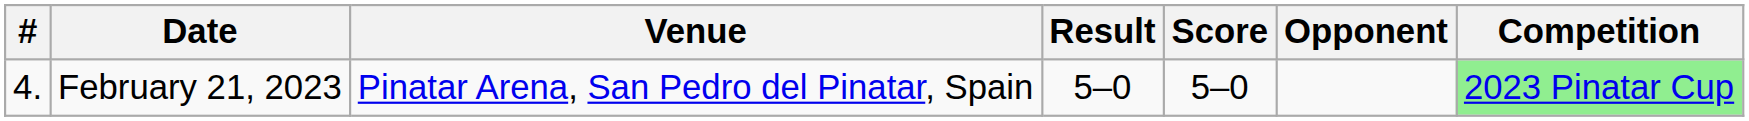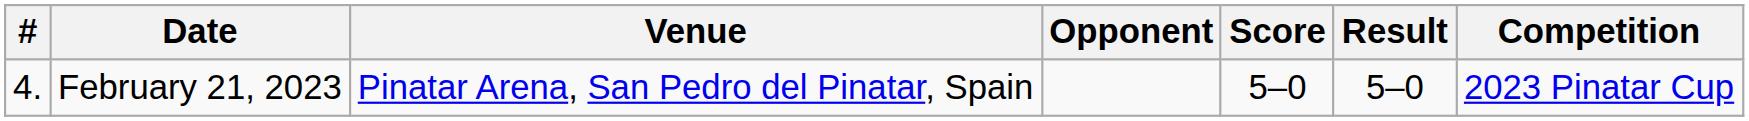columns swapped: (1366, 32) <-> (1102, 32)
(1599, 87) lightgreen background -> (1599, 87) no background
